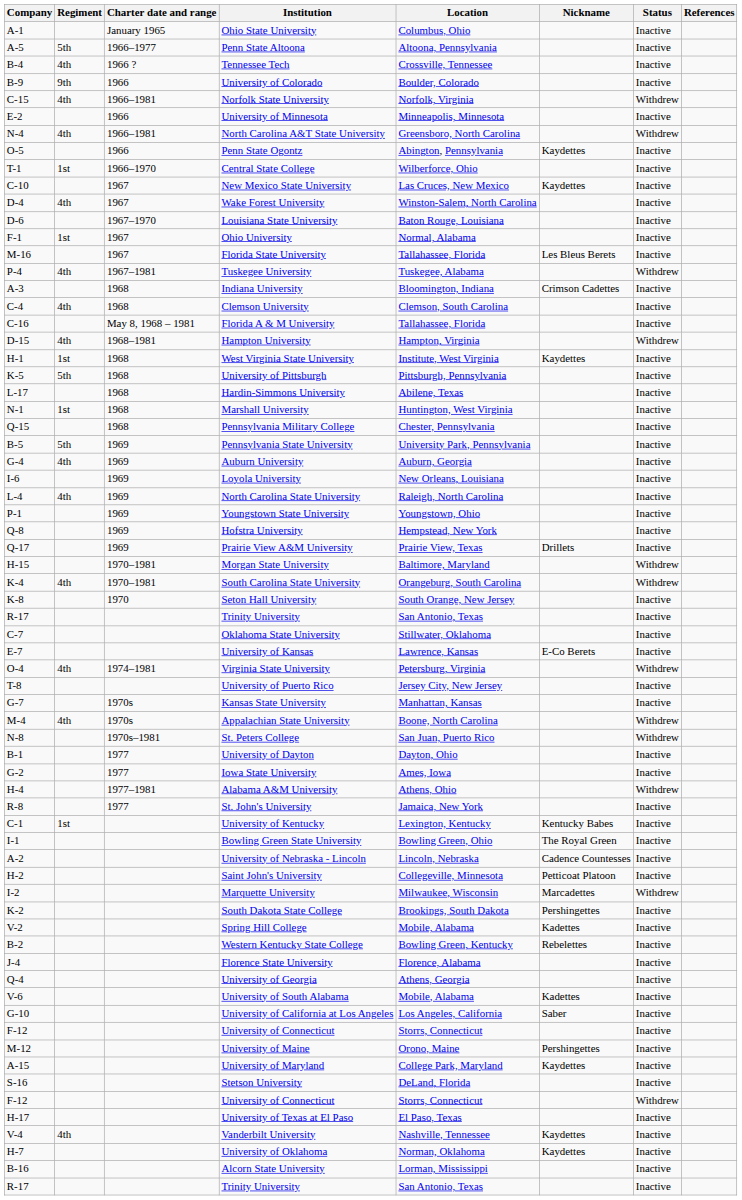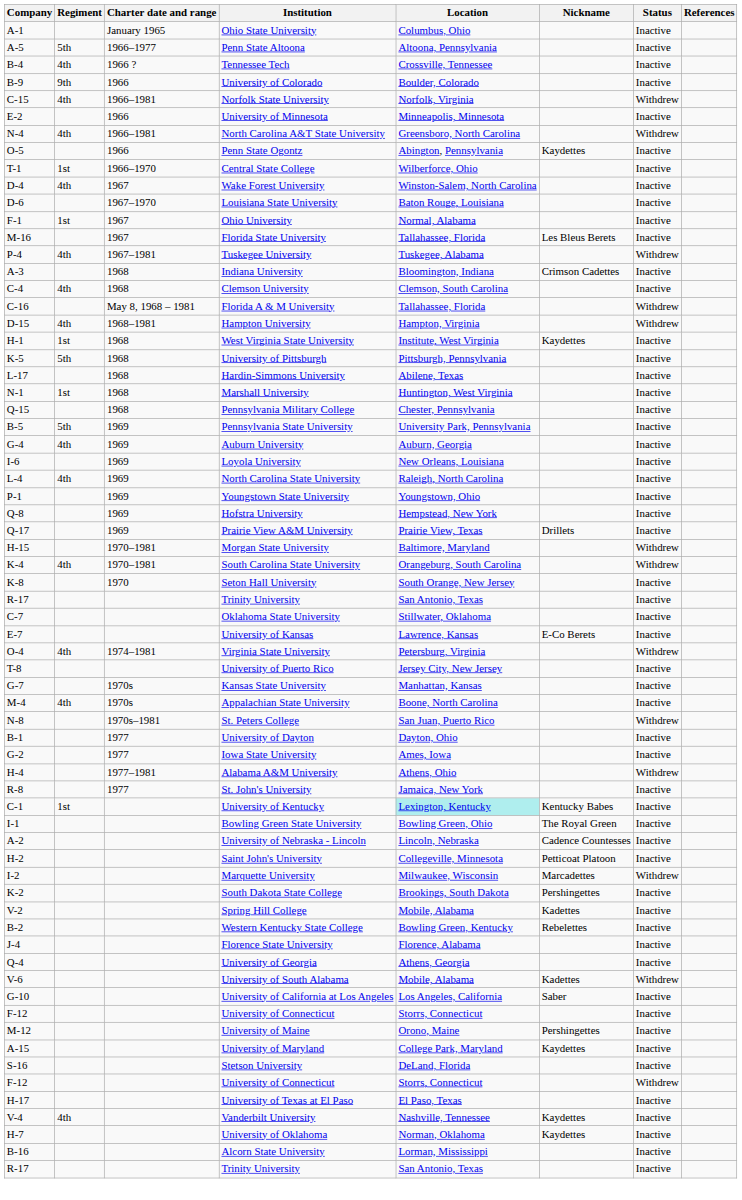- row: (18, 185)
(653, 323) Inactive -> (657, 306) Withdrew
(657, 720) Withdrew -> (653, 703) Inactive
(445, 824) no background -> (445, 806) paleturquoise background
(653, 996) Inactive -> (657, 979) Withdrew
